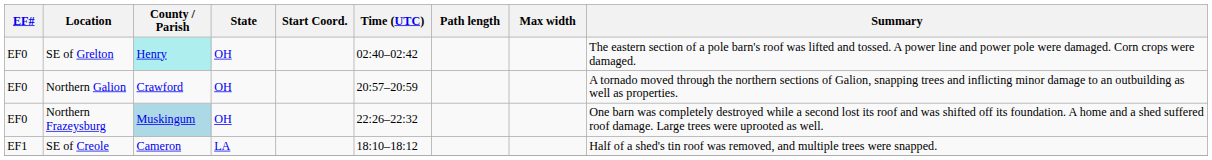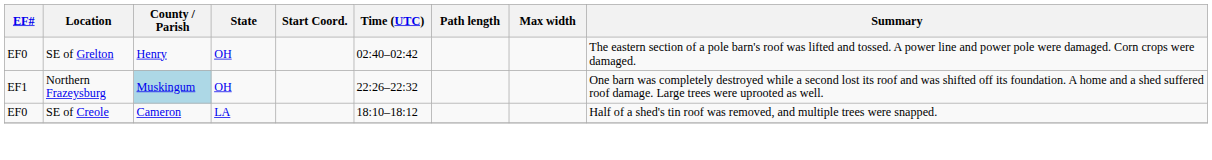(152, 53) paleturquoise background -> (152, 53) no background
- row: (86, 86)
(17, 119) EF0 -> (17, 86) EF1
(17, 146) EF1 -> (17, 113) EF0
